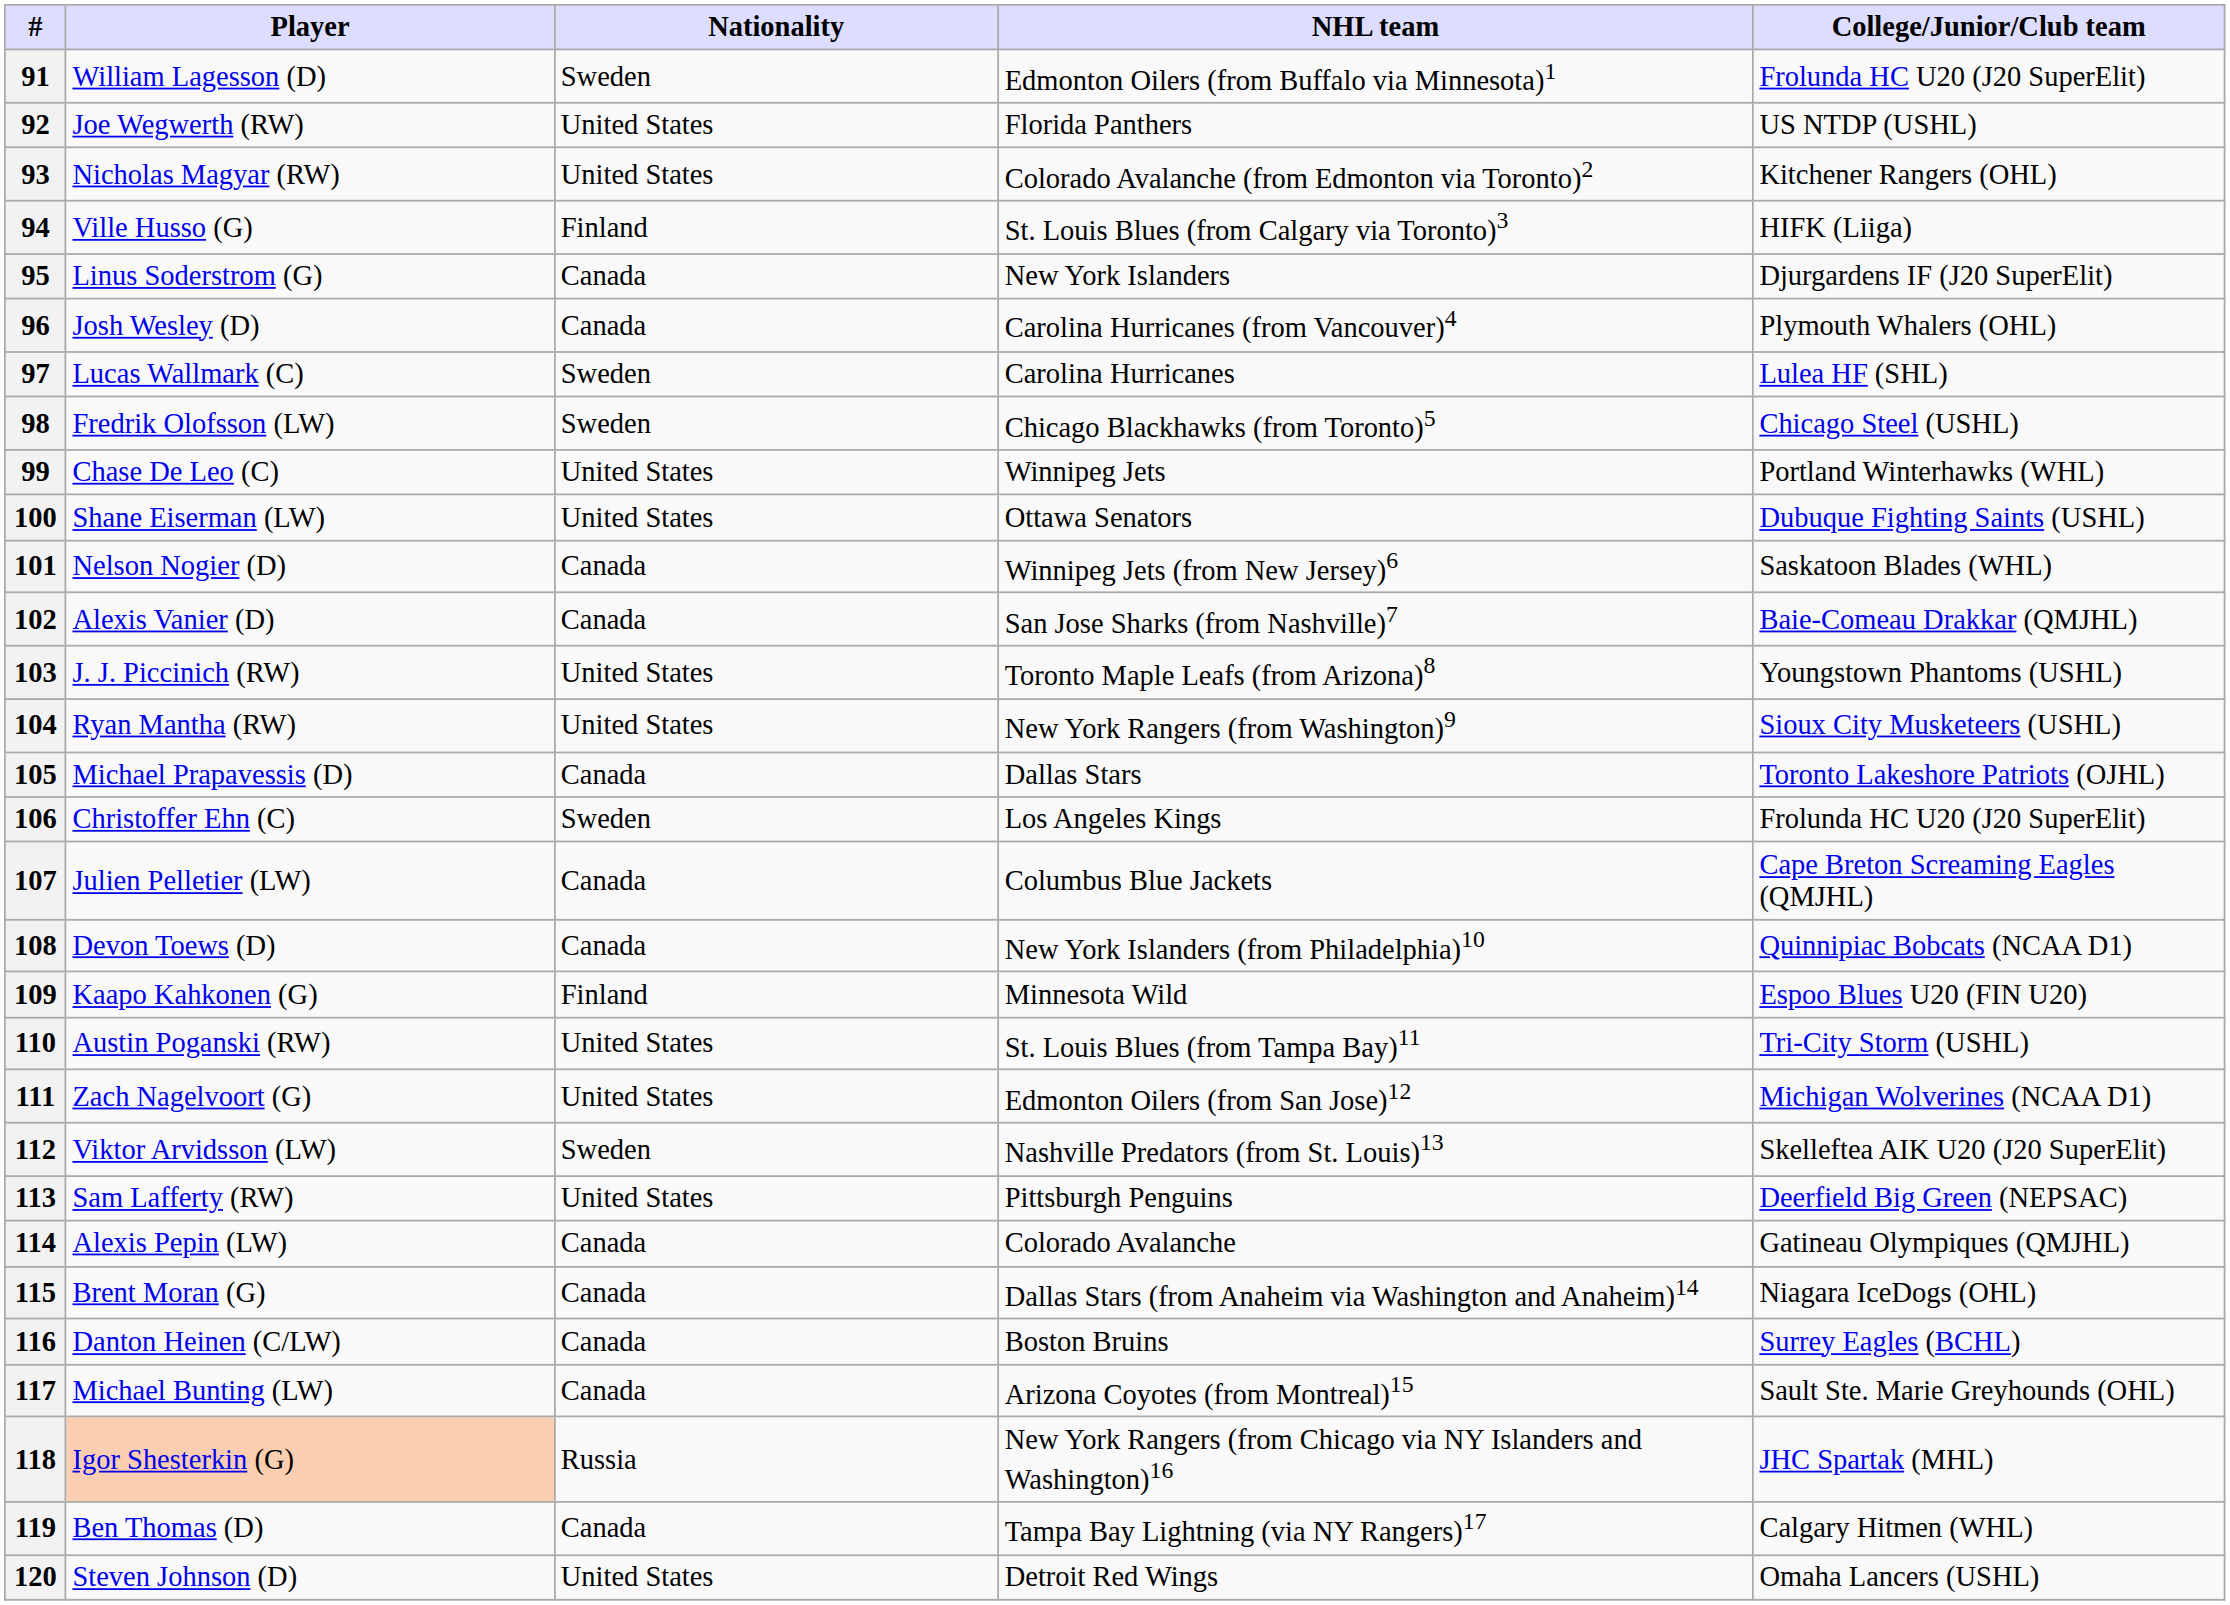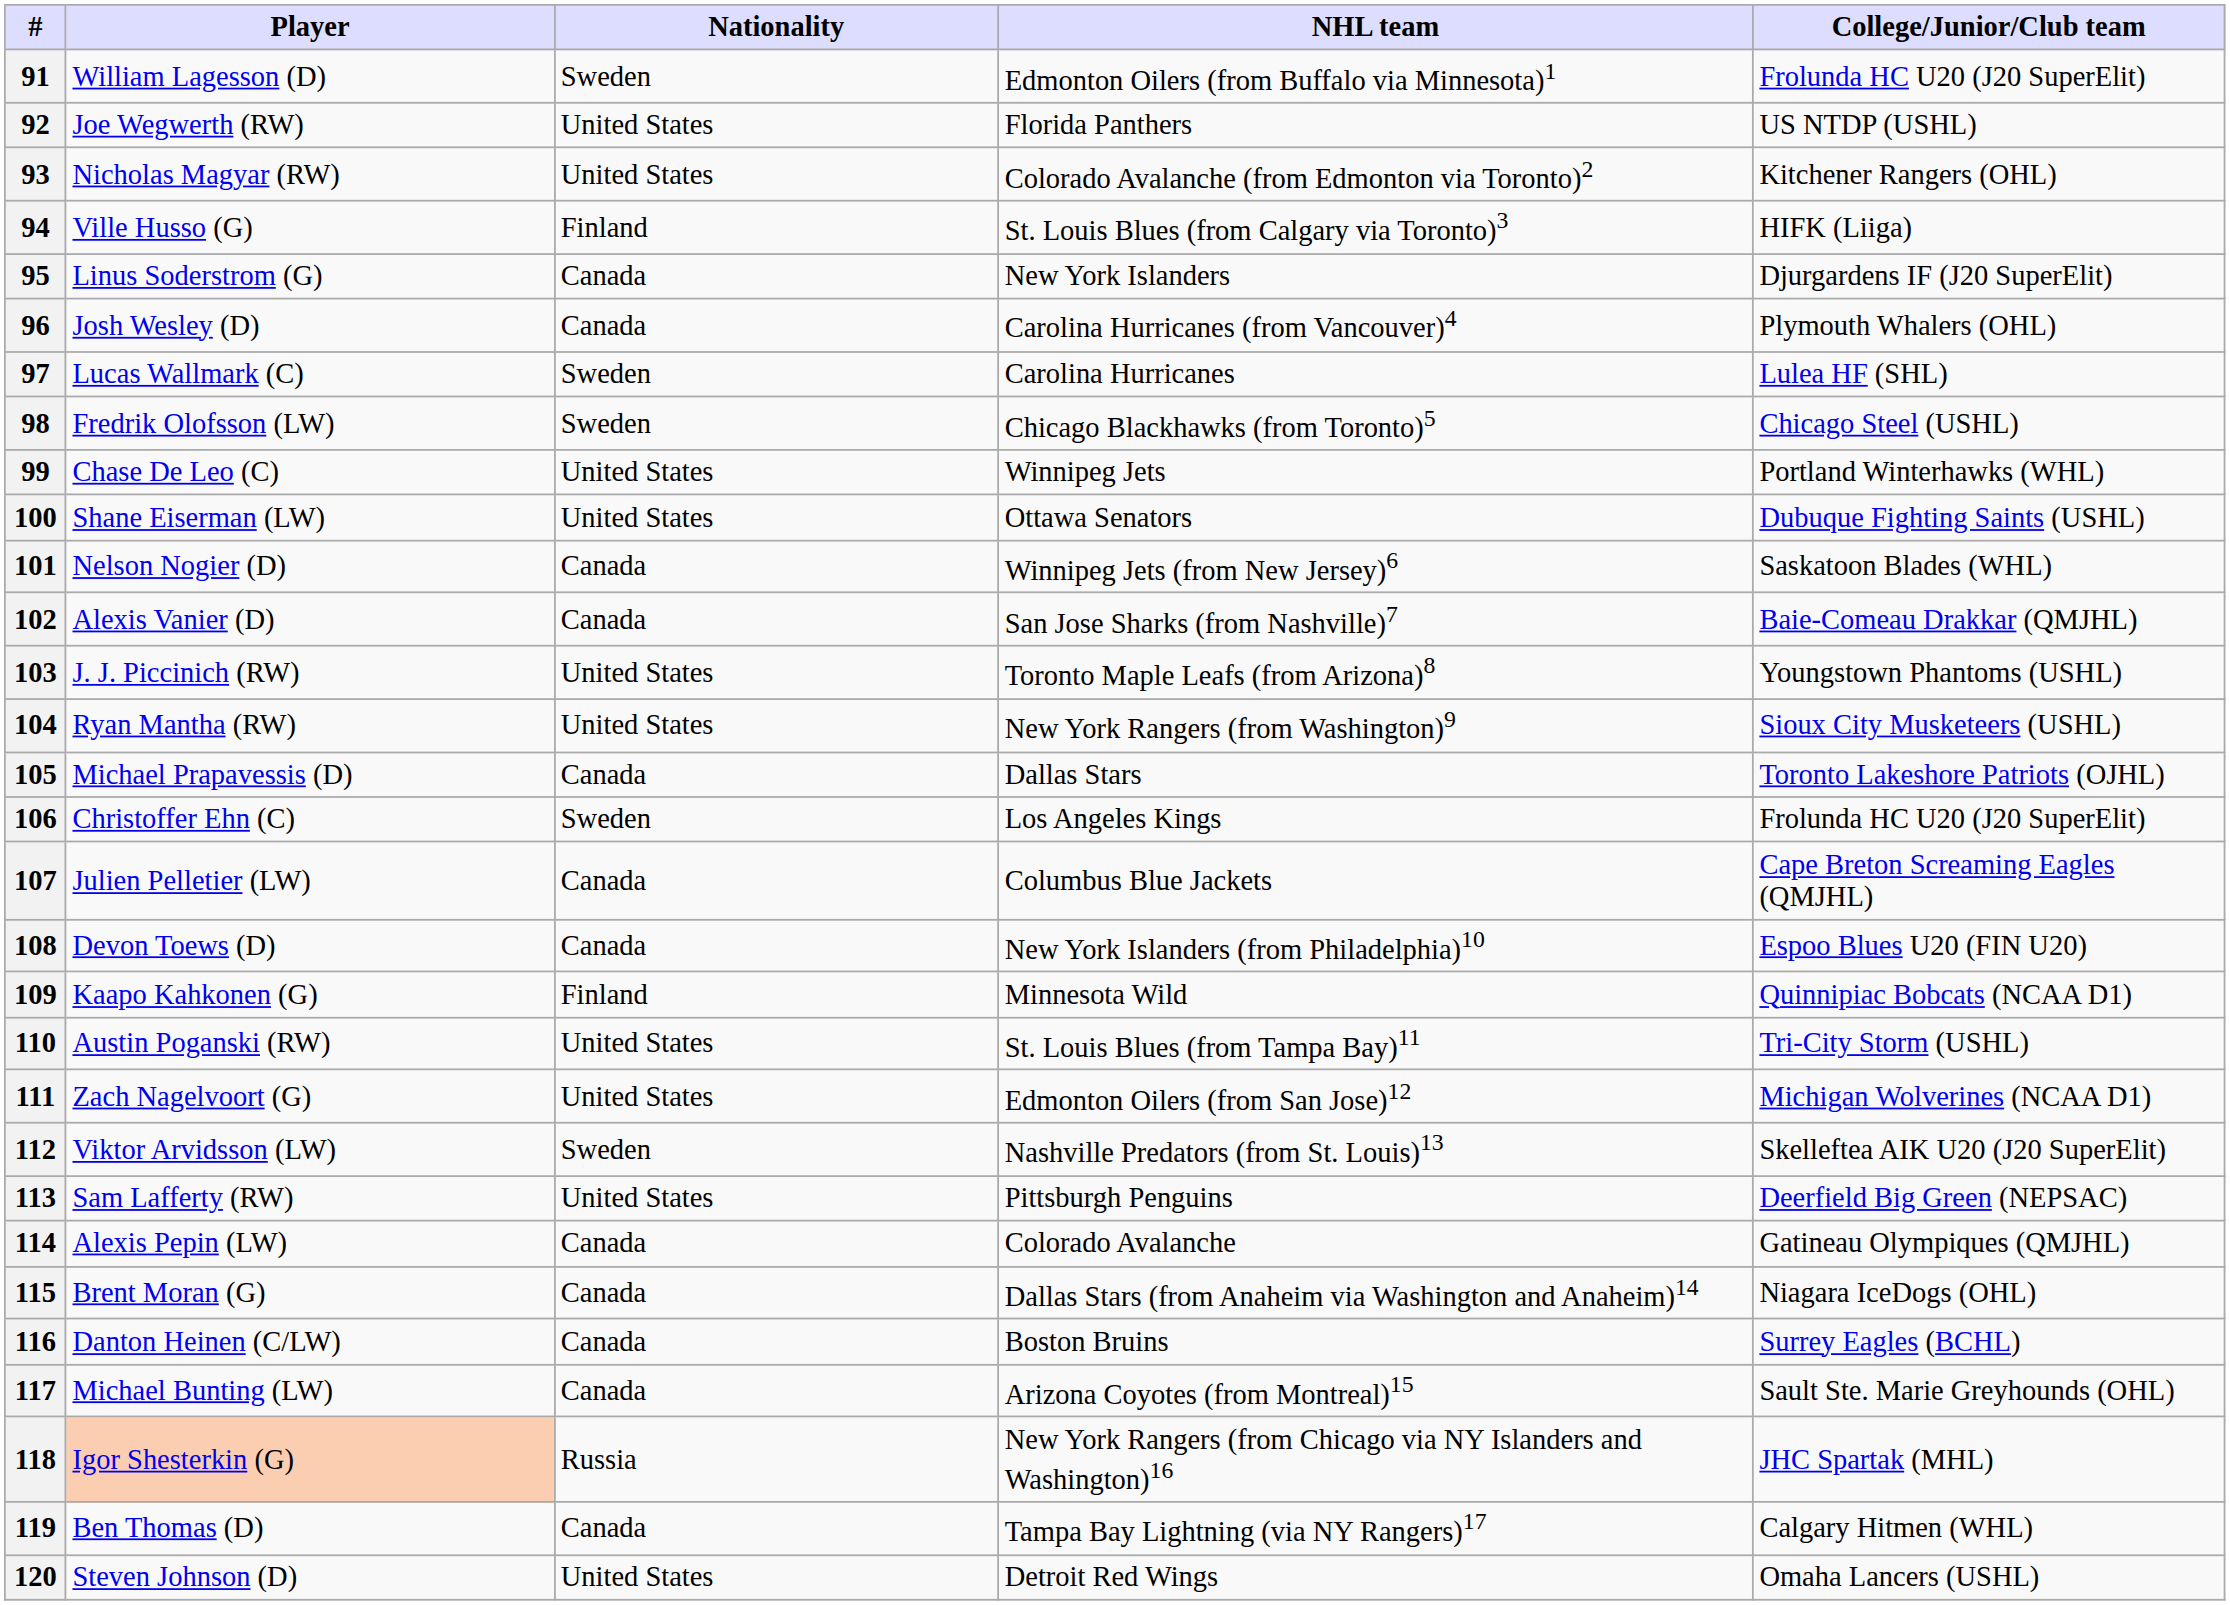(1946, 945) Quinnipiac Bobcats (NCAA D1) -> (1923, 945) Espoo Blues U20 (FIN U20)
(1923, 994) Espoo Blues U20 (FIN U20) -> (1946, 994) Quinnipiac Bobcats (NCAA D1)
